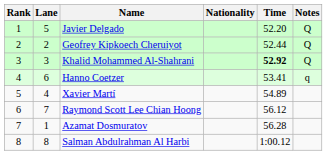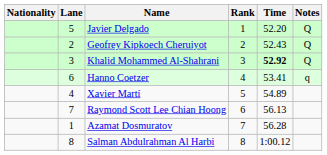columns swapped: (19, 12) <-> (230, 12)
(275, 45) 52.44 -> (275, 45) 52.43
(275, 110) 56.12 -> (275, 110) 56.13
